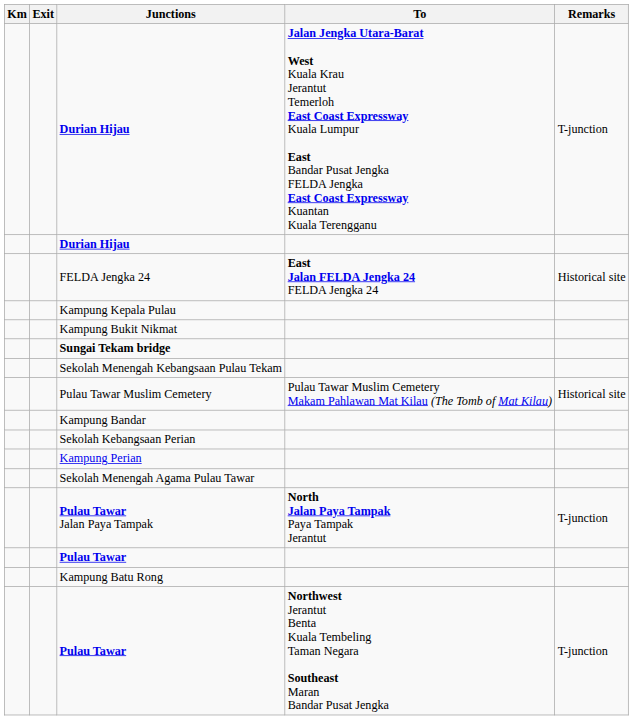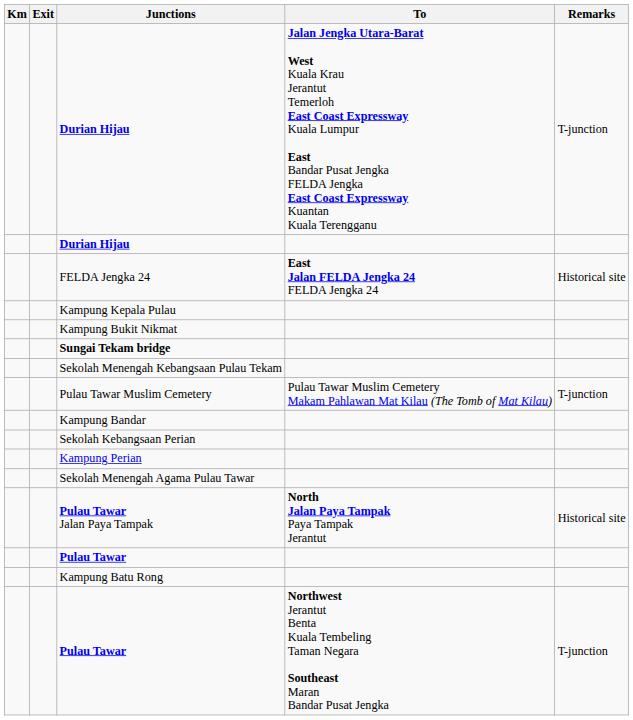(592, 394) Historical site -> (583, 394) T-junction
(583, 517) T-junction -> (592, 517) Historical site
